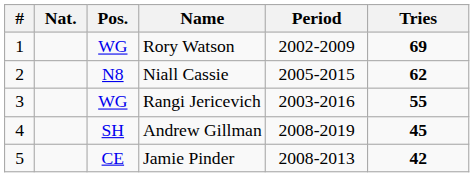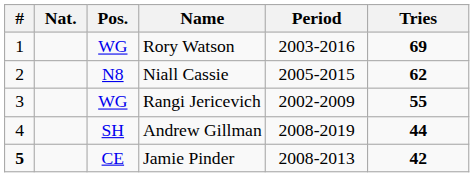(317, 46) 2002-2009 -> (317, 46) 2003-2016
(317, 102) 2003-2016 -> (317, 102) 2002-2009
(418, 130) 45 -> (418, 130) 44
(20, 158) normal -> (20, 158) bold
